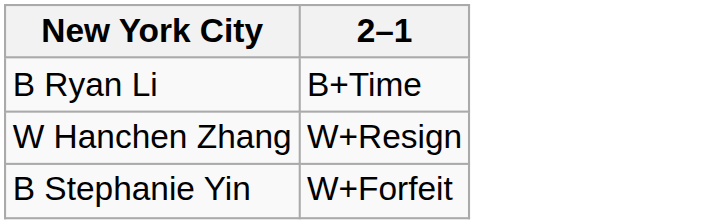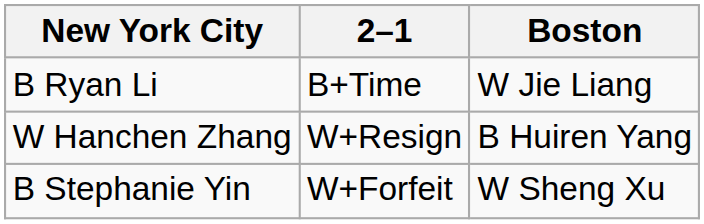+ column: (585, 31)
